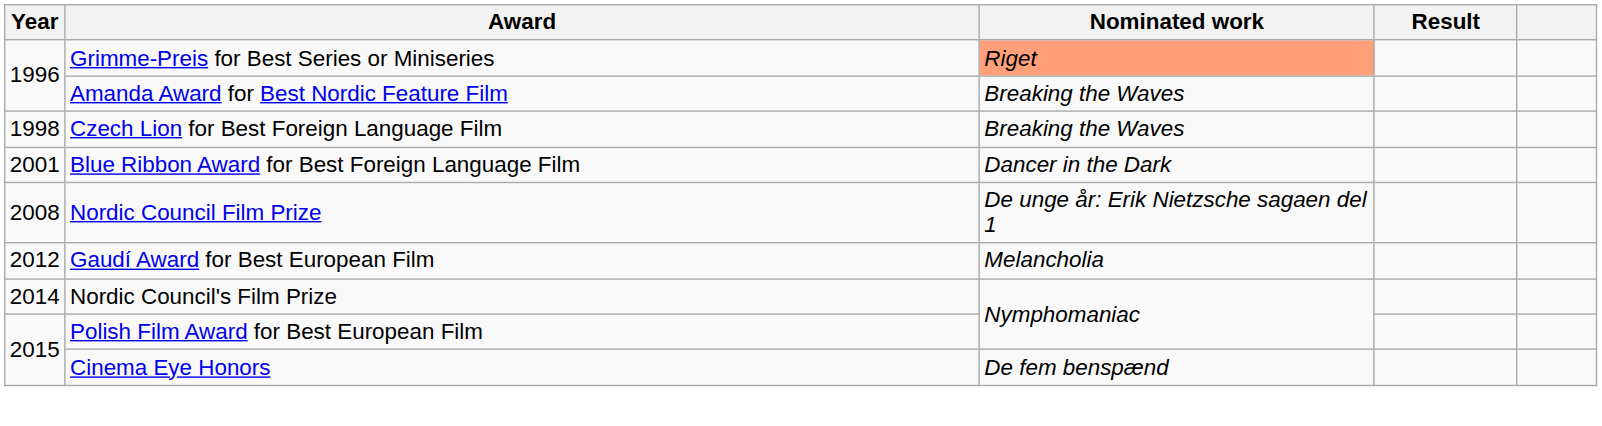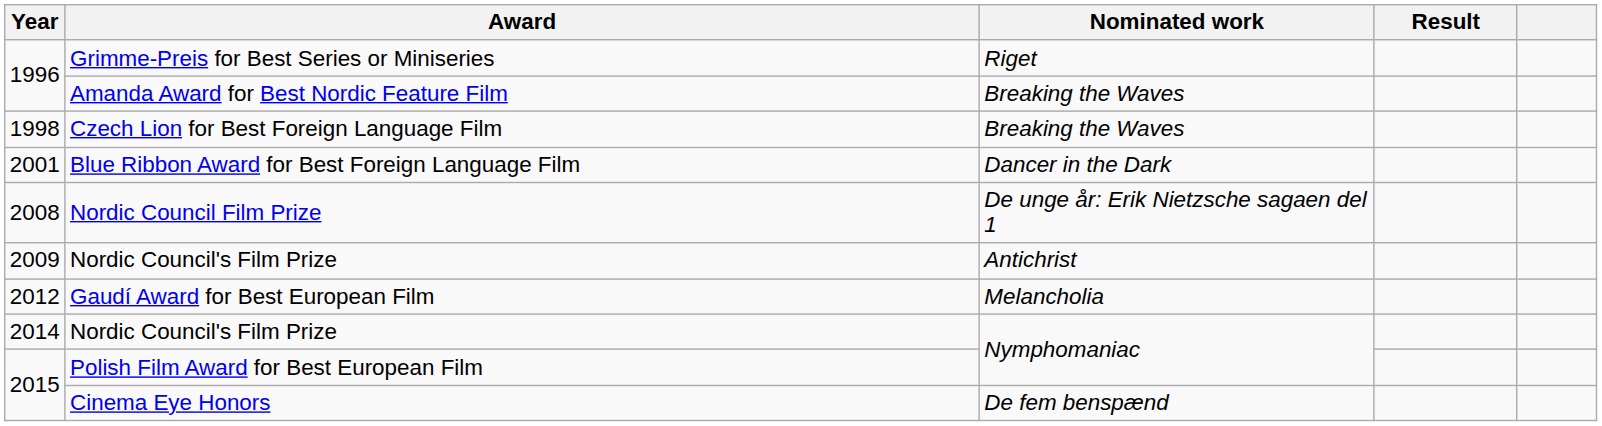(1011, 57) lightsalmon background -> (1011, 57) no background
+ row: (35, 260)
